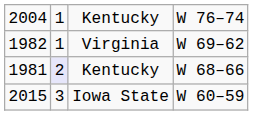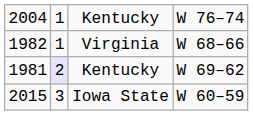(210, 44) W 69–62 -> (210, 44) W 68–66
(210, 70) W 68–66 -> (210, 70) W 69–62
